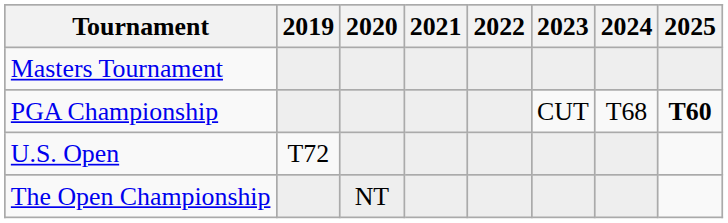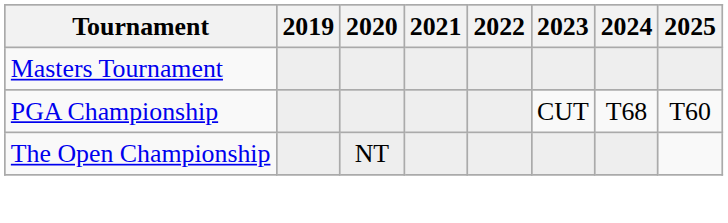(690, 111) bold -> (690, 111) normal
- row: (65, 153)
